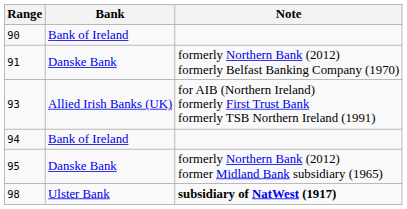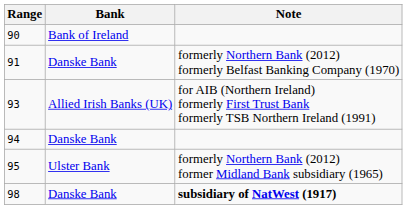(88, 139) Bank of Ireland -> (82, 139) Danske Bank
(82, 166) Danske Bank -> (79, 166) Ulster Bank
(79, 194) Ulster Bank -> (82, 194) Danske Bank
